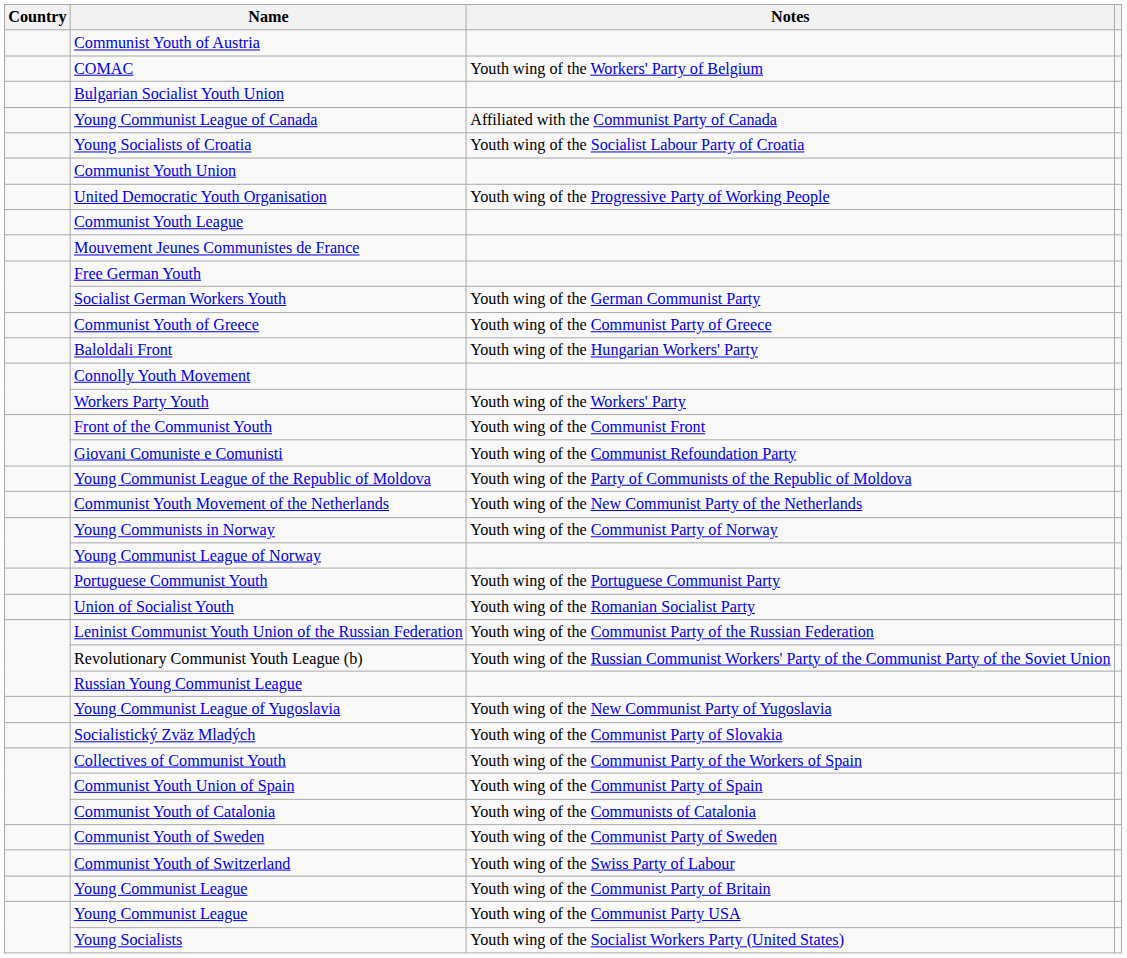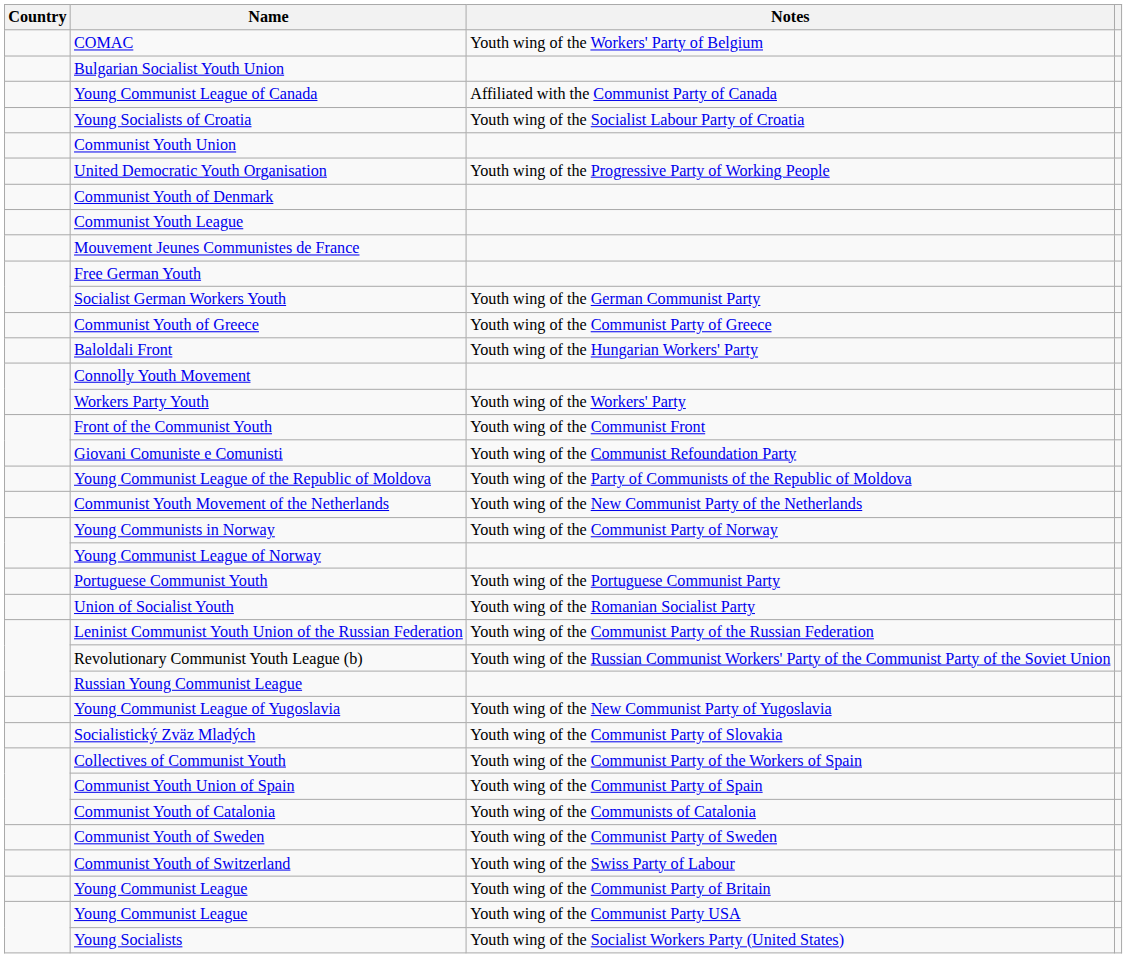- row: (167, 42)
+ row: (174, 196)
